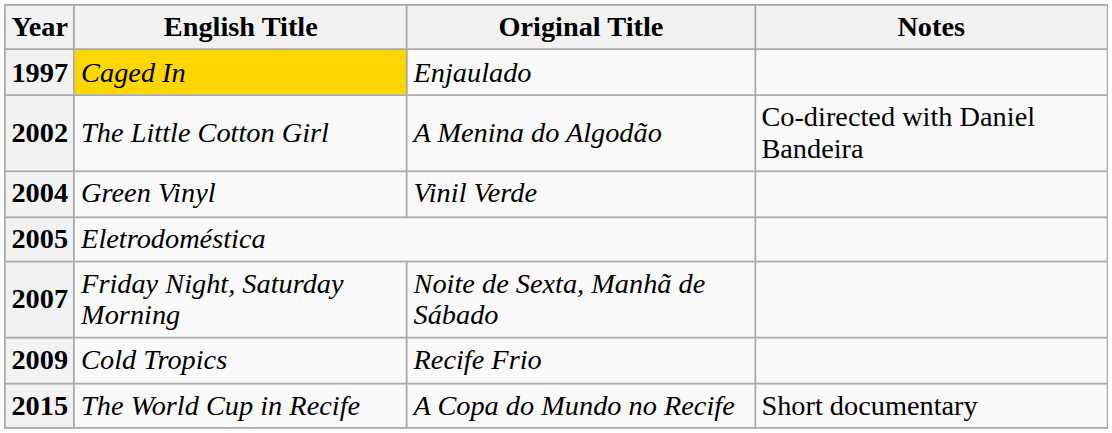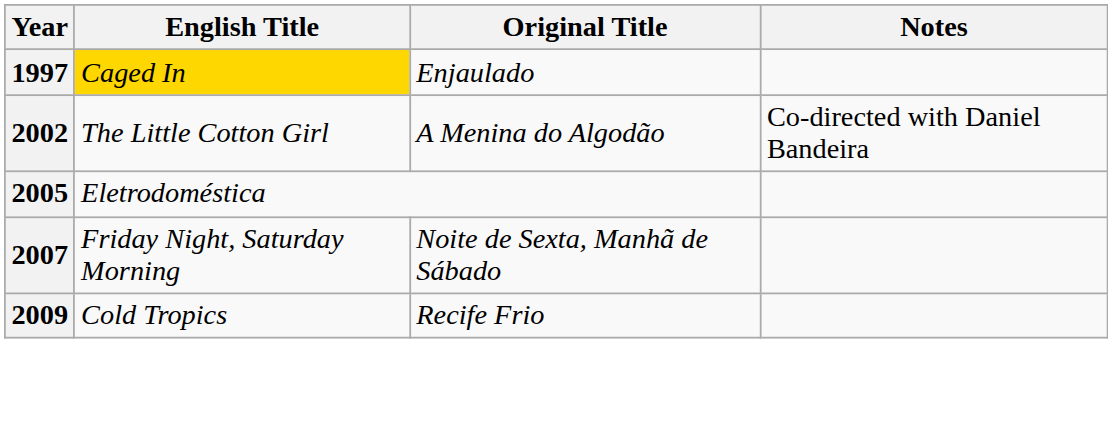- row: (40, 193)
- row: (40, 405)
